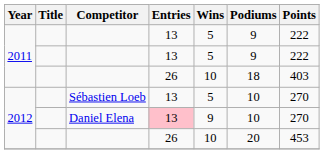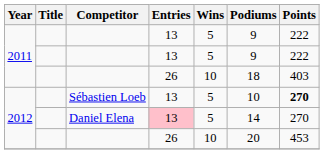(299, 96) normal -> (299, 96) bold
(210, 117) 9 -> (210, 117) 5
(253, 117) 10 -> (253, 117) 14
